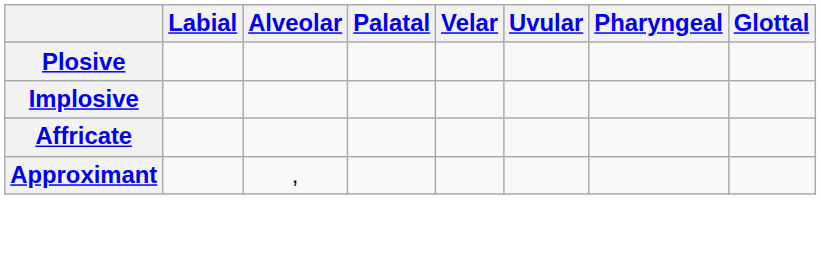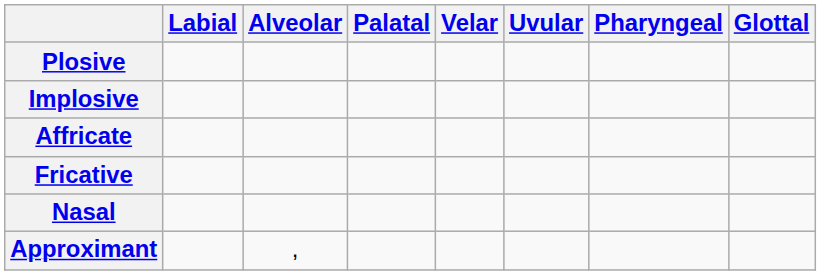+ row: (84, 174)
+ row: (84, 212)
